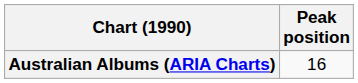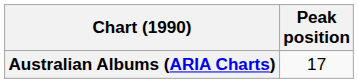(317, 64) 16 -> (317, 64) 17
